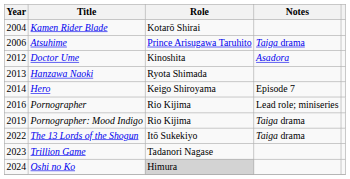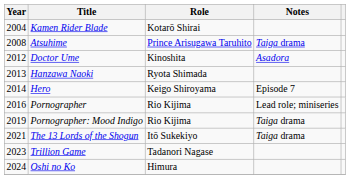(16, 43) 2006 -> (16, 43) 2008
(16, 136) 2022 -> (16, 136) 2021
(162, 167) lightgrey background -> (162, 167) no background
